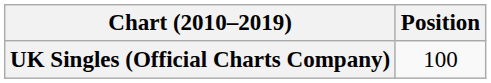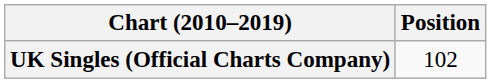(441, 59) 100 -> (441, 59) 102
